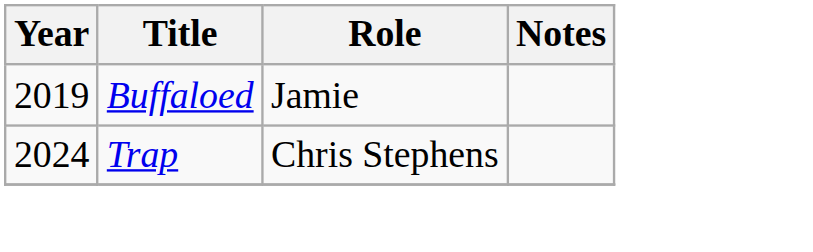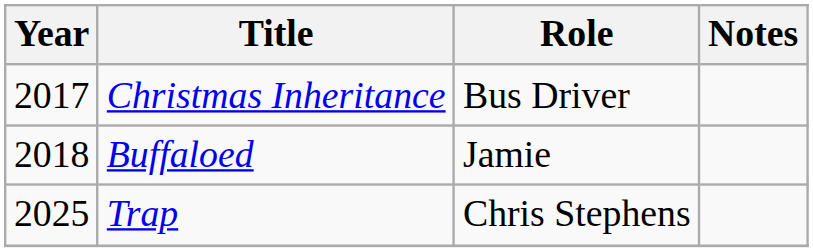+ row: (276, 94)
(52, 94) 2019 -> (52, 154) 2018
(52, 154) 2024 -> (52, 214) 2025
